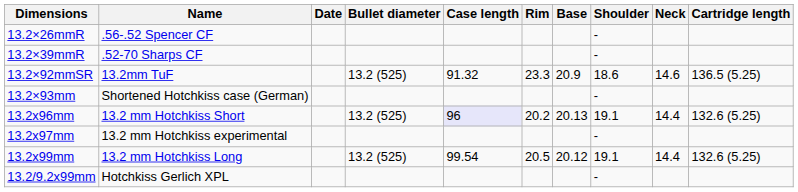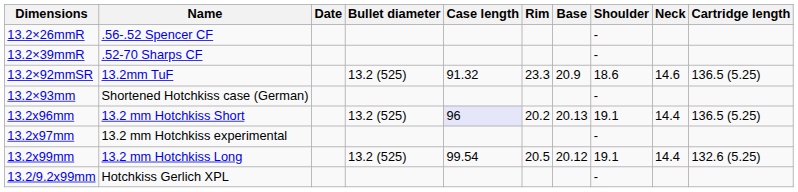(726, 116) 132.6 (5.25) -> (726, 116) 136.5 (5.25)
